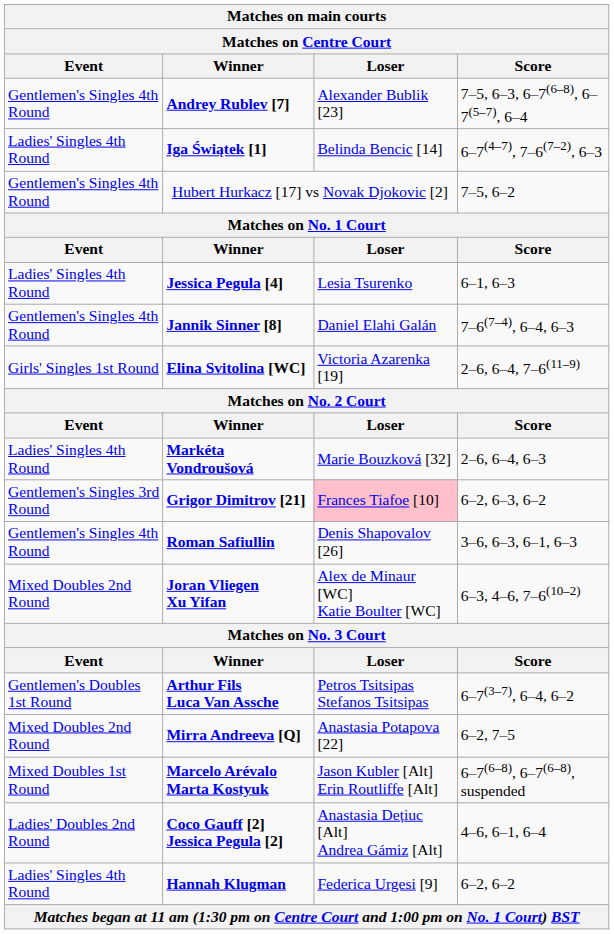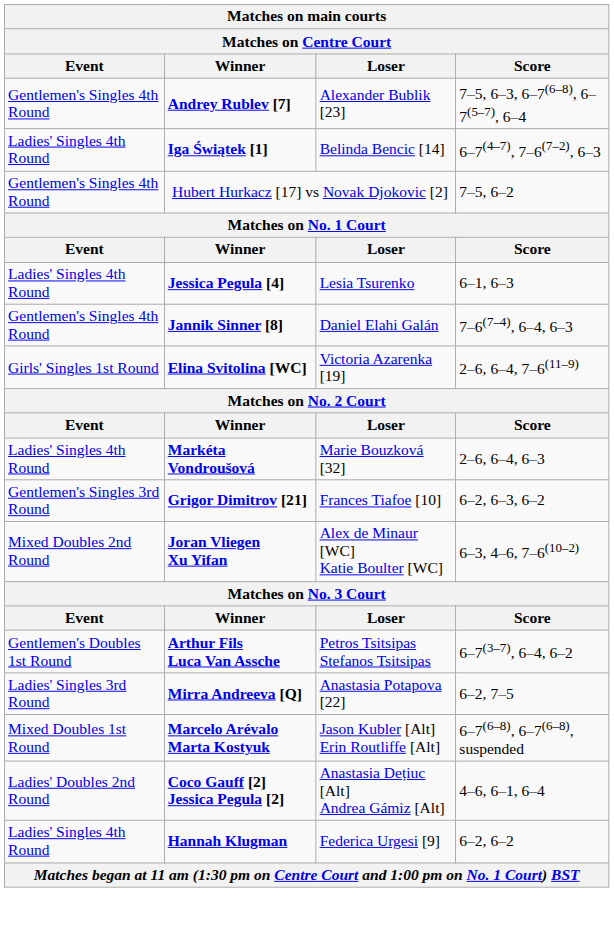(378, 500) pink background -> (380, 500) no background
- row: (221, 542)
(70, 735) Mixed Doubles 2nd Round -> (67, 693) Ladies' Singles 3rd Round
